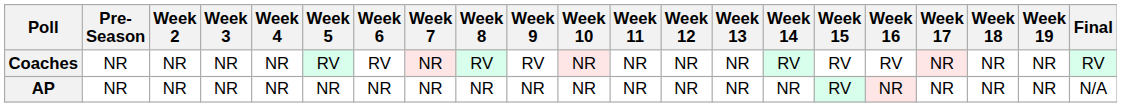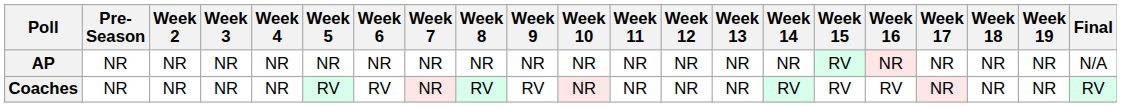rows swapped: (43, 90) <-> (43, 63)
